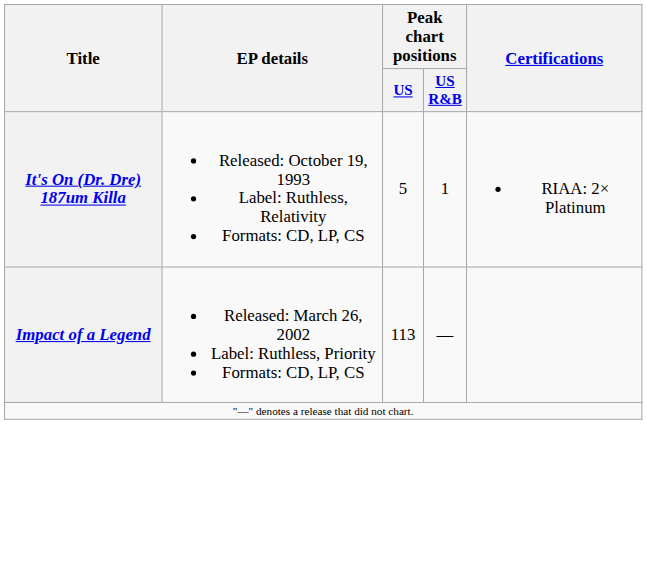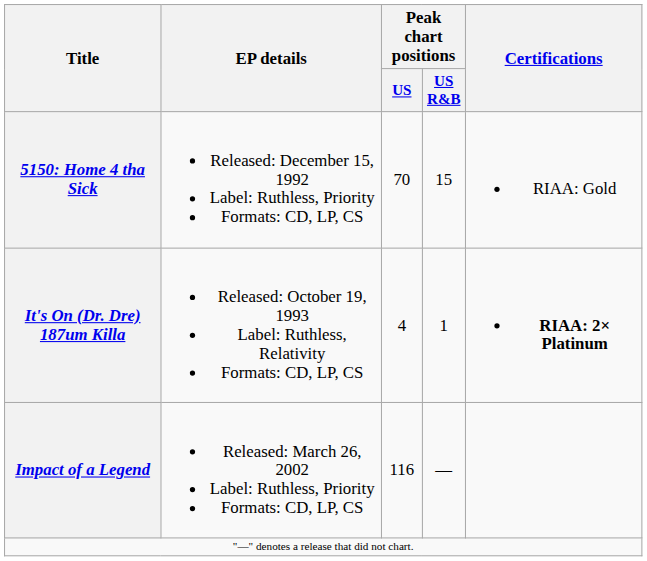+ row: (83, 179)
(403, 189) 5 -> (402, 324) 4
(554, 199) normal -> (554, 334) bold
(403, 334) 113 -> (402, 470) 116
